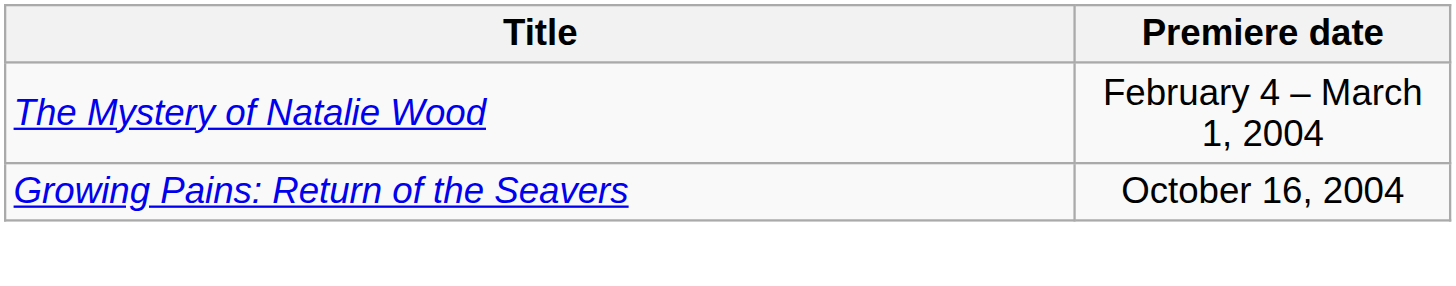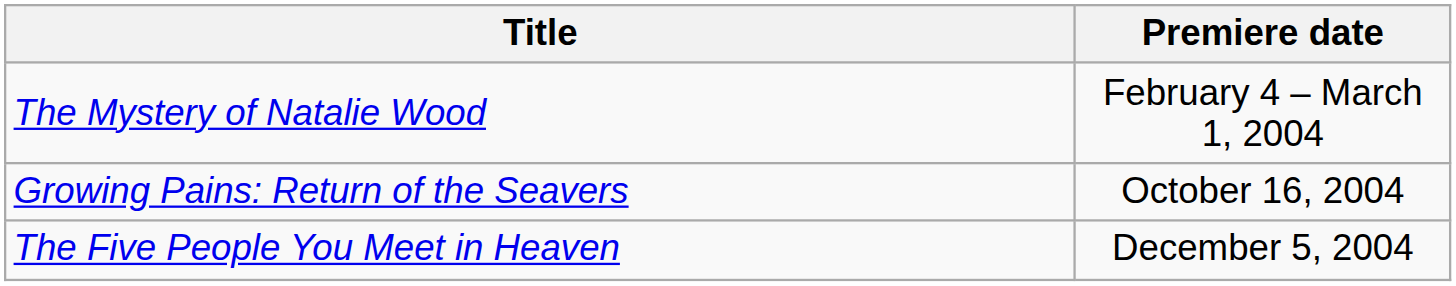+ row: (317, 249)
